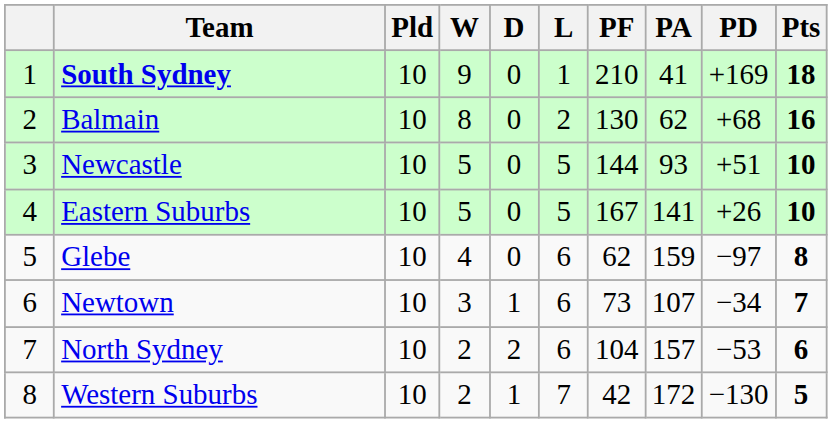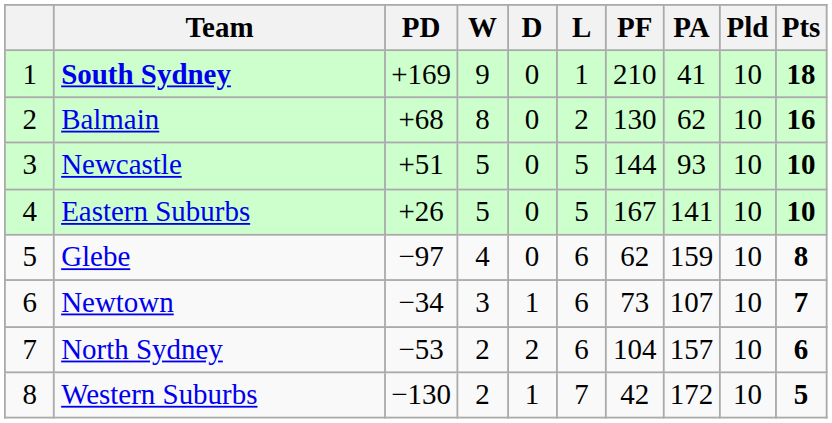columns swapped: (412, 27) <-> (739, 27)
